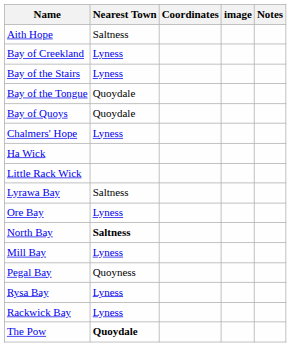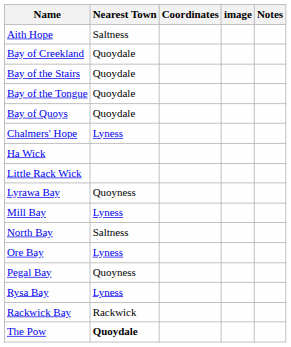(108, 54) Lyness -> (114, 54) Quoydale
(108, 73) Lyness -> (114, 73) Quoydale
(111, 193) Saltness -> (114, 193) Quoyness
rows swapped: (27, 252) <-> (25, 212)
(112, 232) bold -> (111, 232) normal
(108, 312) Lyness -> (115, 312) Rackwick
